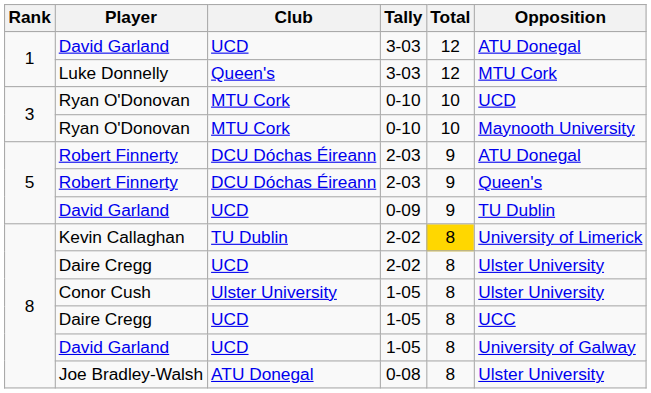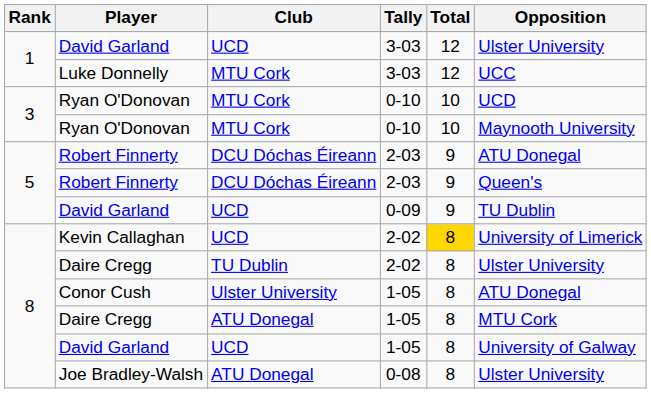(529, 45) ATU Donegal -> (541, 45) Ulster University
(243, 73) Queen's -> (250, 73) MTU Cork
(518, 73) MTU Cork -> (497, 73) UCC
(250, 237) TU Dublin -> (230, 237) UCD
(230, 264) UCD -> (250, 264) TU Dublin
(541, 292) Ulster University -> (529, 292) ATU Donegal
(230, 319) UCD -> (262, 319) ATU Donegal
(497, 319) UCC -> (518, 319) MTU Cork
